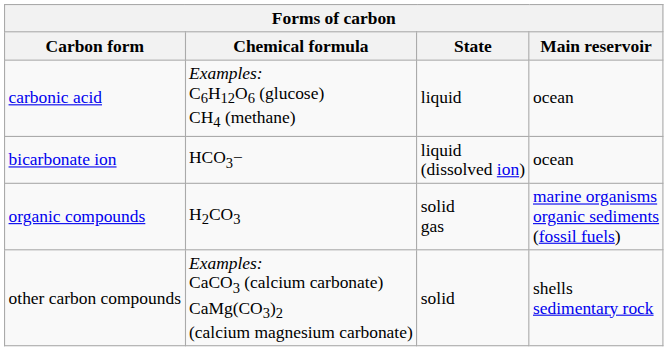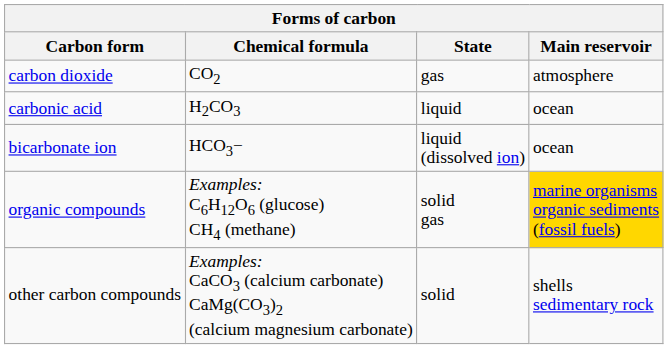+ row: (61, 75)
(257, 97) Examples: C6H12O6 (glucose) CH4 (methane) -> (215, 108) H2CO3
(215, 216) H2CO3 -> (257, 209) Examples: C6H12O6 (glucose) CH4 (methane)
(596, 216) no background -> (596, 209) gold background
